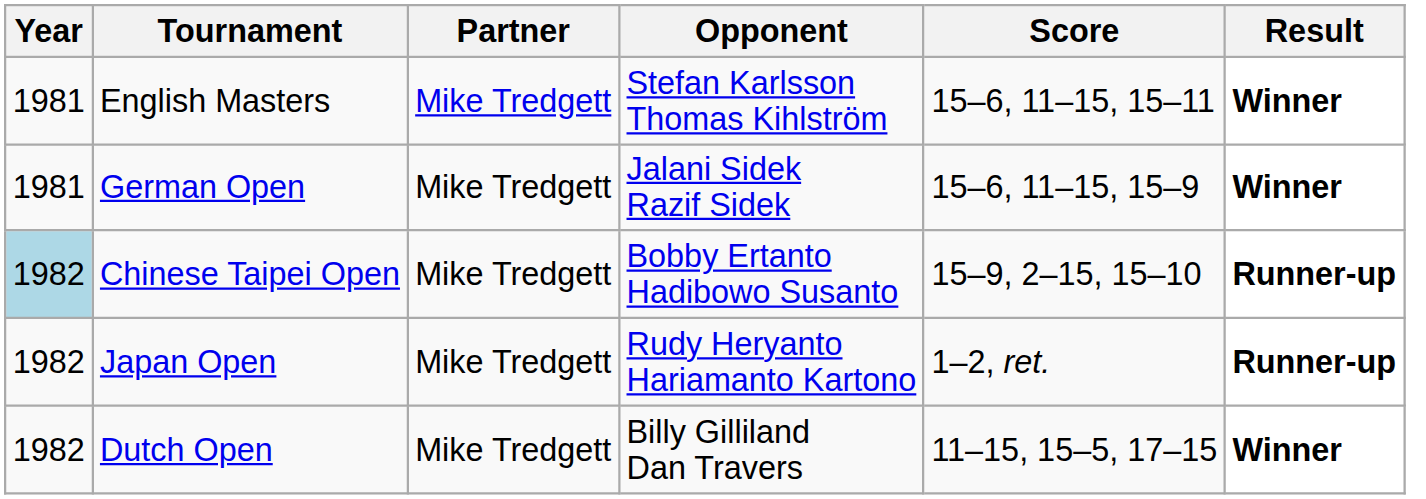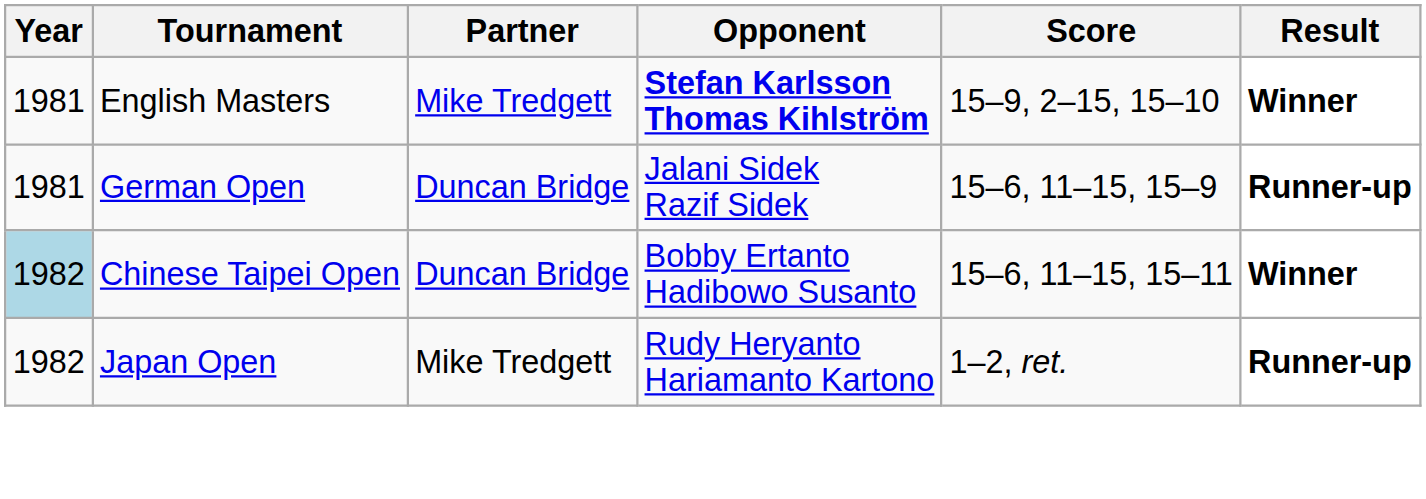(757, 100) normal -> (787, 100) bold
(1073, 100) 15–6, 11–15, 15–11 -> (1085, 100) 15–9, 2–15, 15–10
(513, 187) Mike Tredgett -> (522, 187) Duncan Bridge
(1287, 187) Winner -> (1330, 187) Runner-up
(513, 275) Mike Tredgett -> (522, 275) Duncan Bridge
(1067, 275) 15–9, 2–15, 15–10 -> (1091, 275) 15–6, 11–15, 15–11
(1314, 275) Runner-up -> (1303, 275) Winner
- row: (186, 449)
